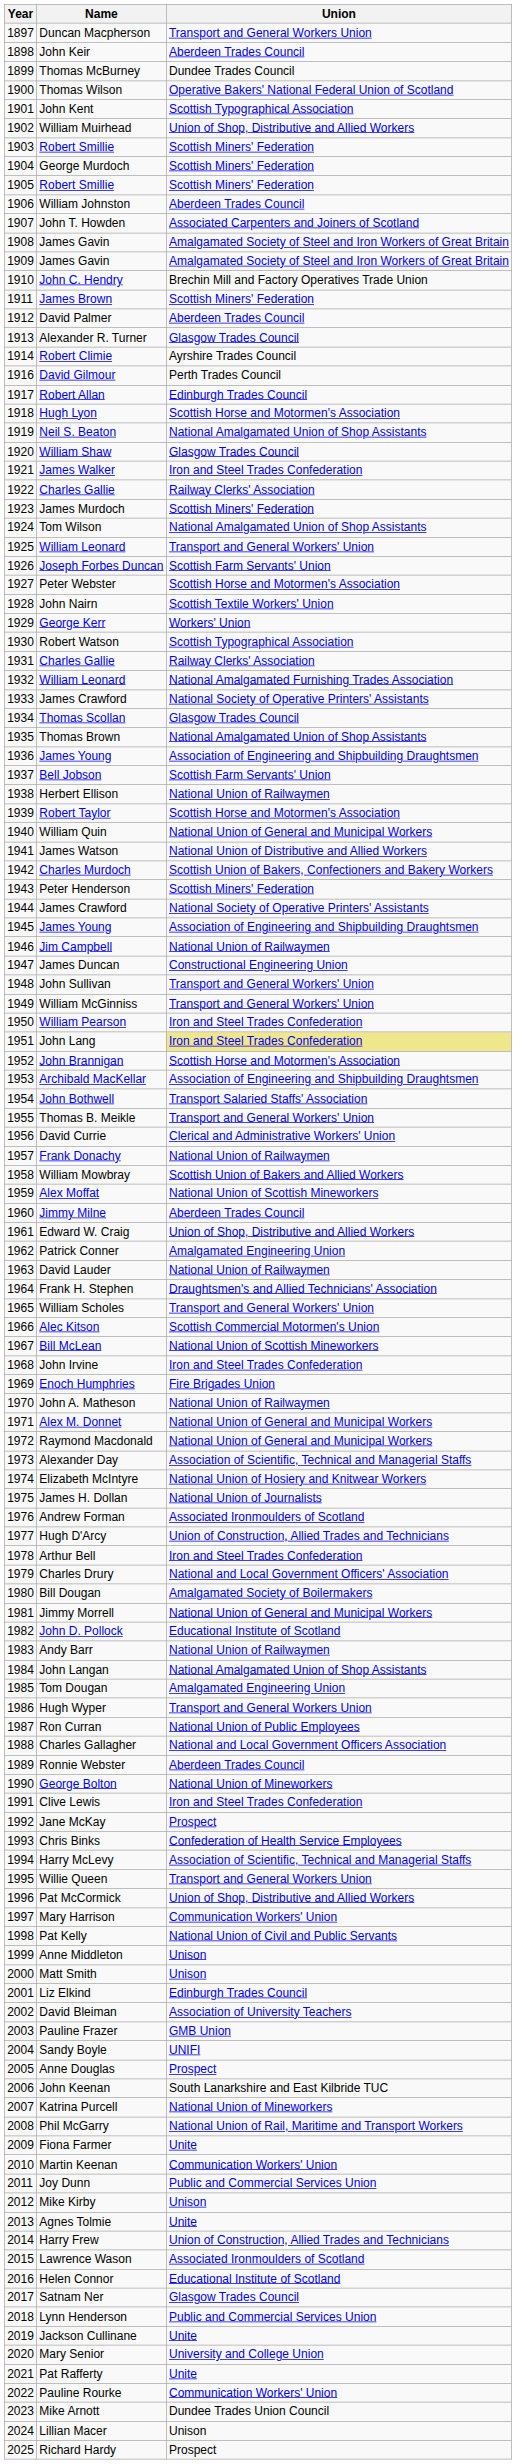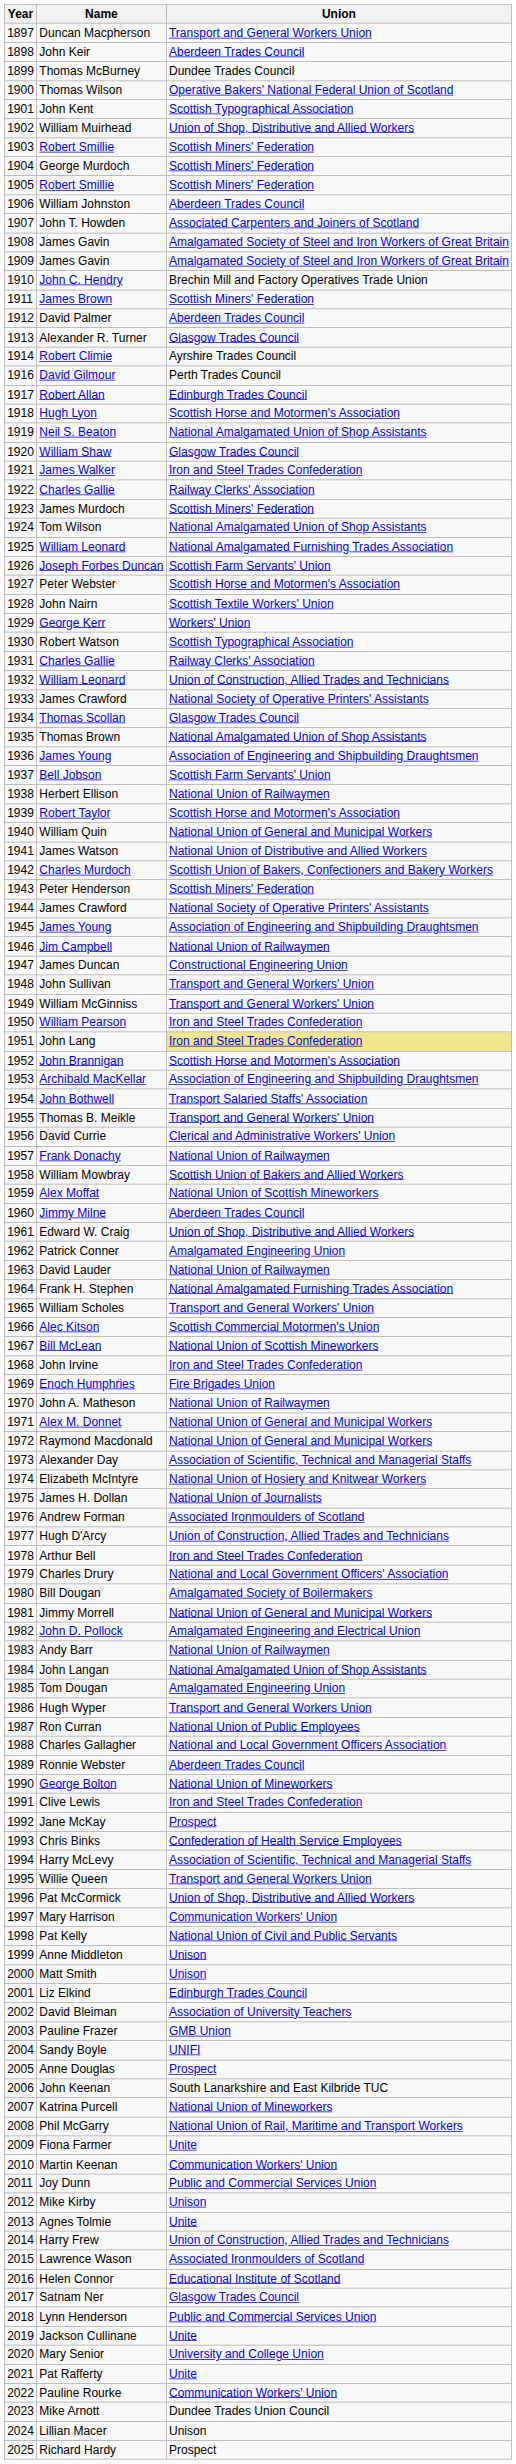(272, 546) Transport and General Workers' Union -> (311, 546) National Amalgamated Furnishing Trades Association
(311, 680) National Amalgamated Furnishing Trades Association -> (309, 680) Union of Construction, Allied Trades and Technicians
(303, 1289) Draughtsmen's and Allied Technicians' Association -> (311, 1289) National Amalgamated Furnishing Trades Association
(255, 1631) Educational Institute of Scotland -> (295, 1631) Amalgamated Engineering and Electrical Union
